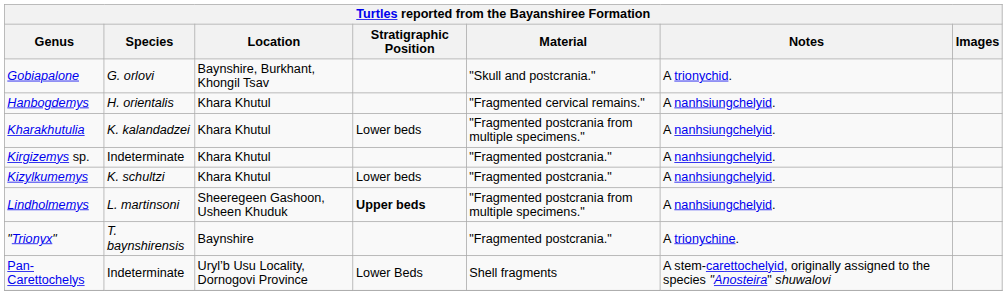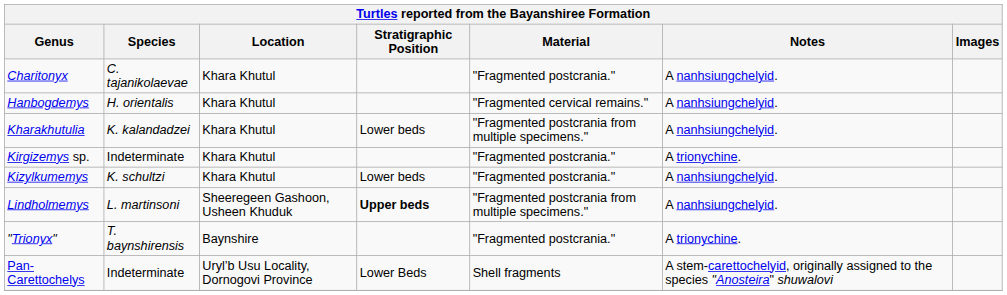+ row: (38, 75)
- row: (43, 75)
(719, 157) A nanhsiungchelyid. -> (703, 157) A trionychine.
